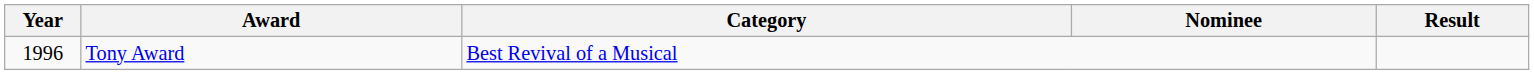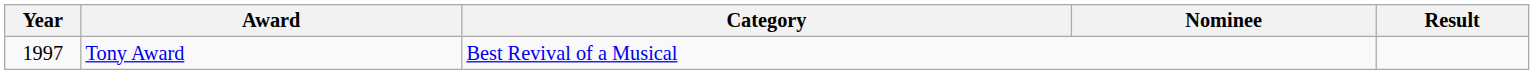(43, 52) 1996 -> (43, 52) 1997
